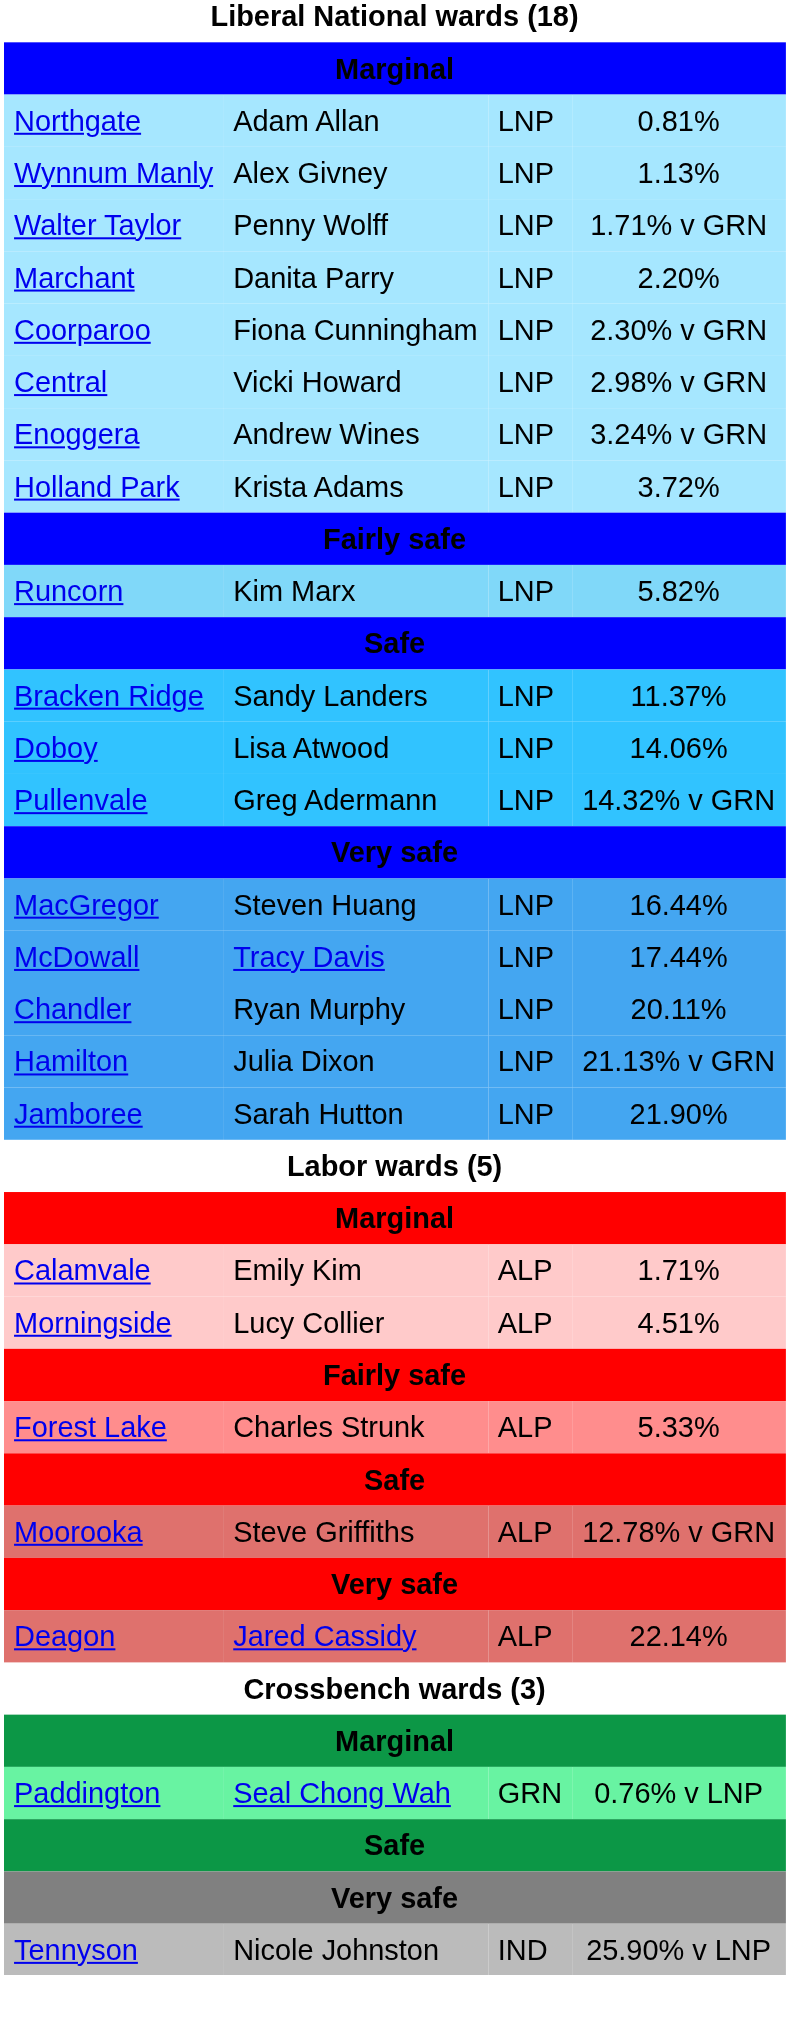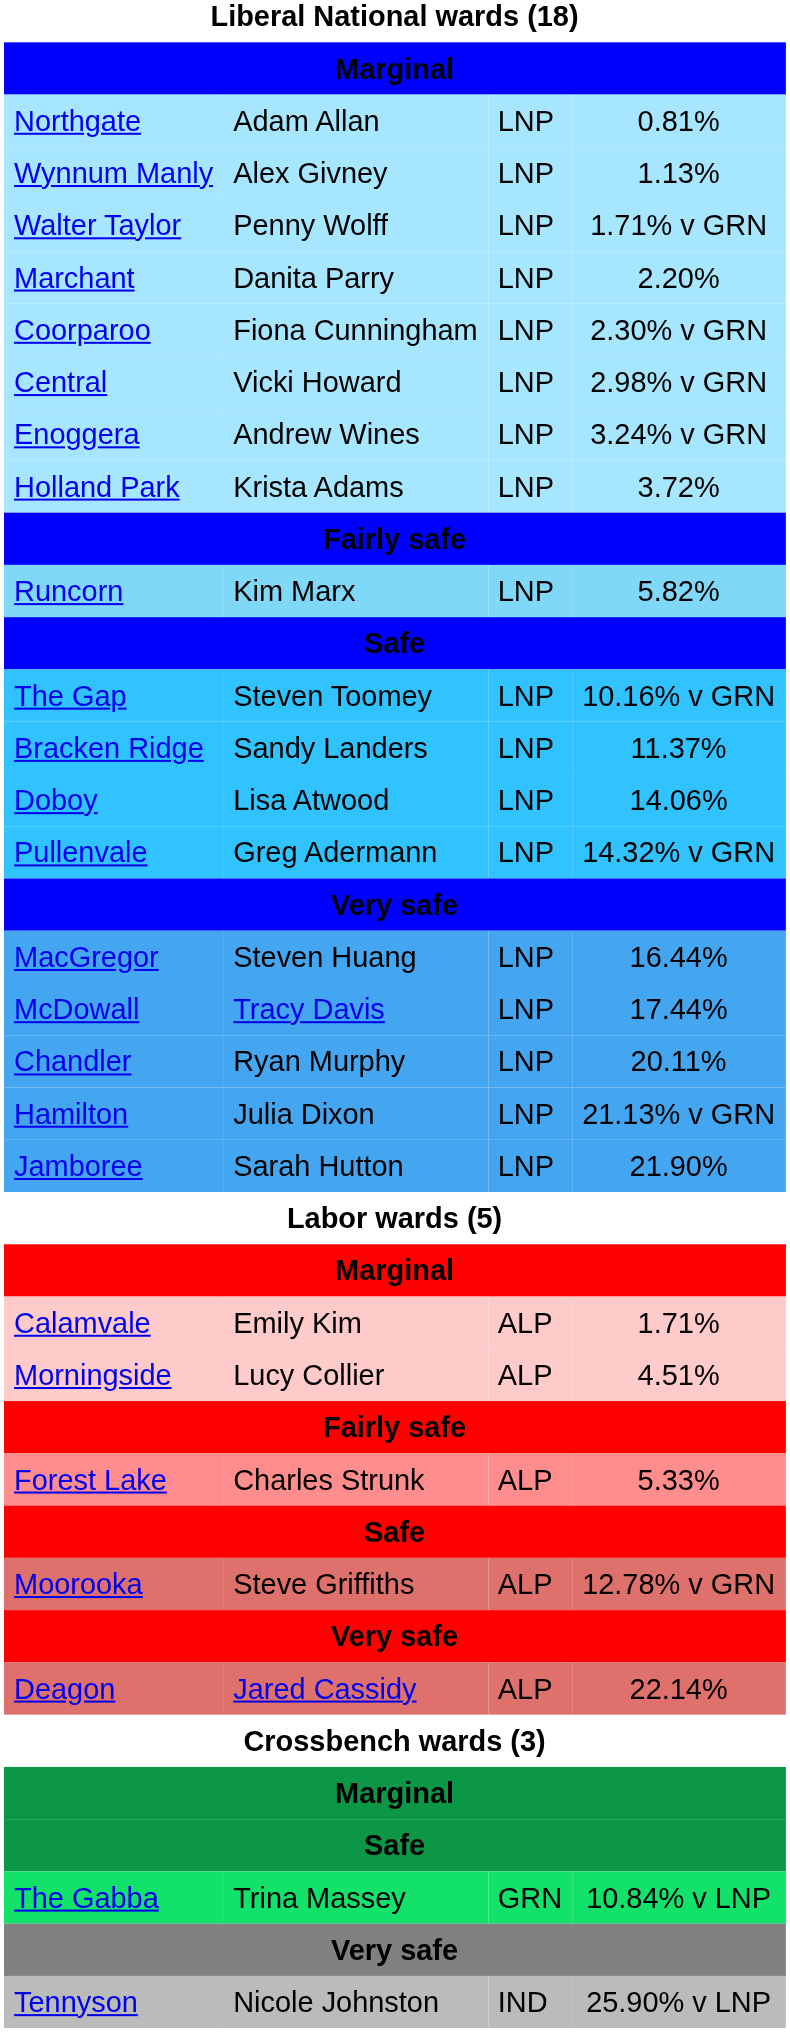+ row: (70, 695)
- row: (87, 1793)
+ row: (86, 1897)
